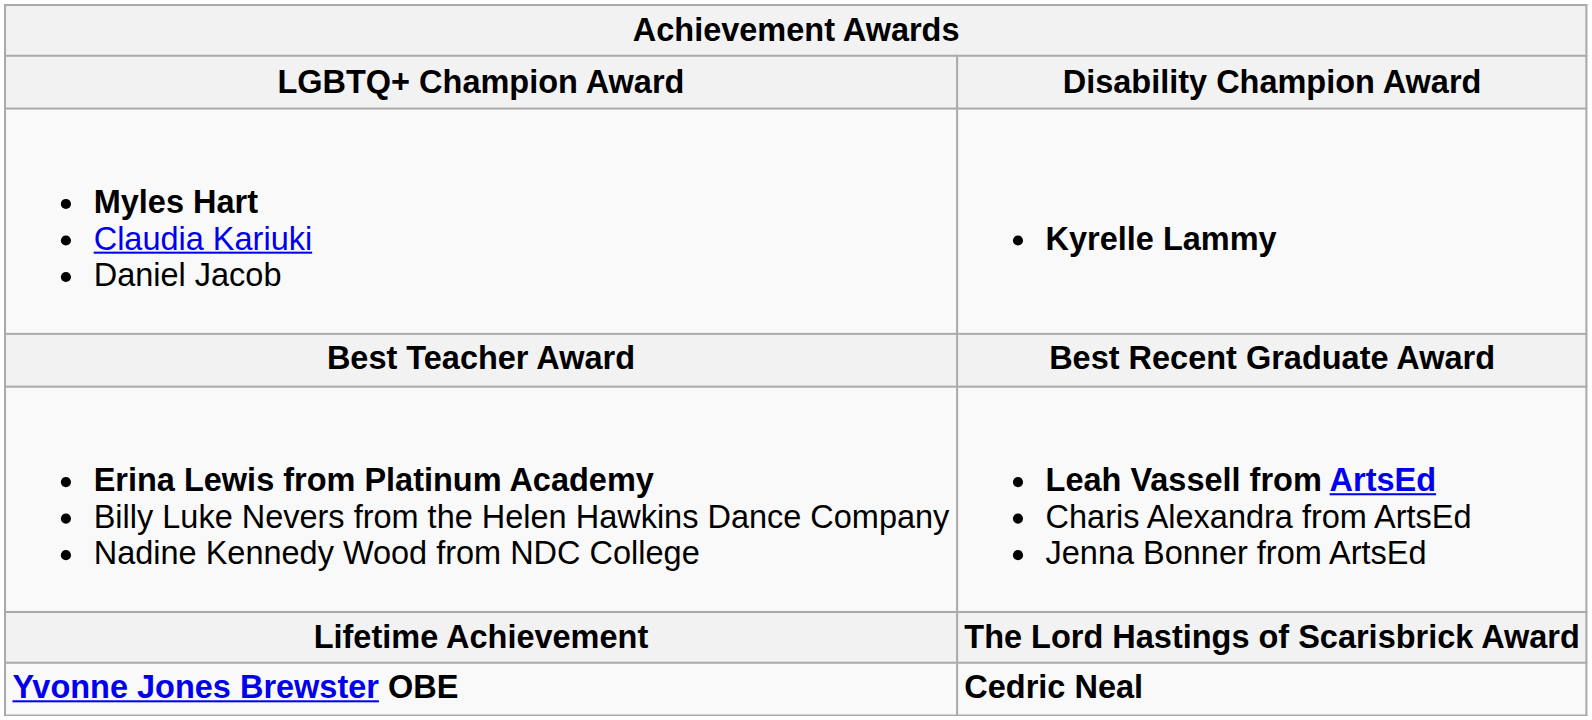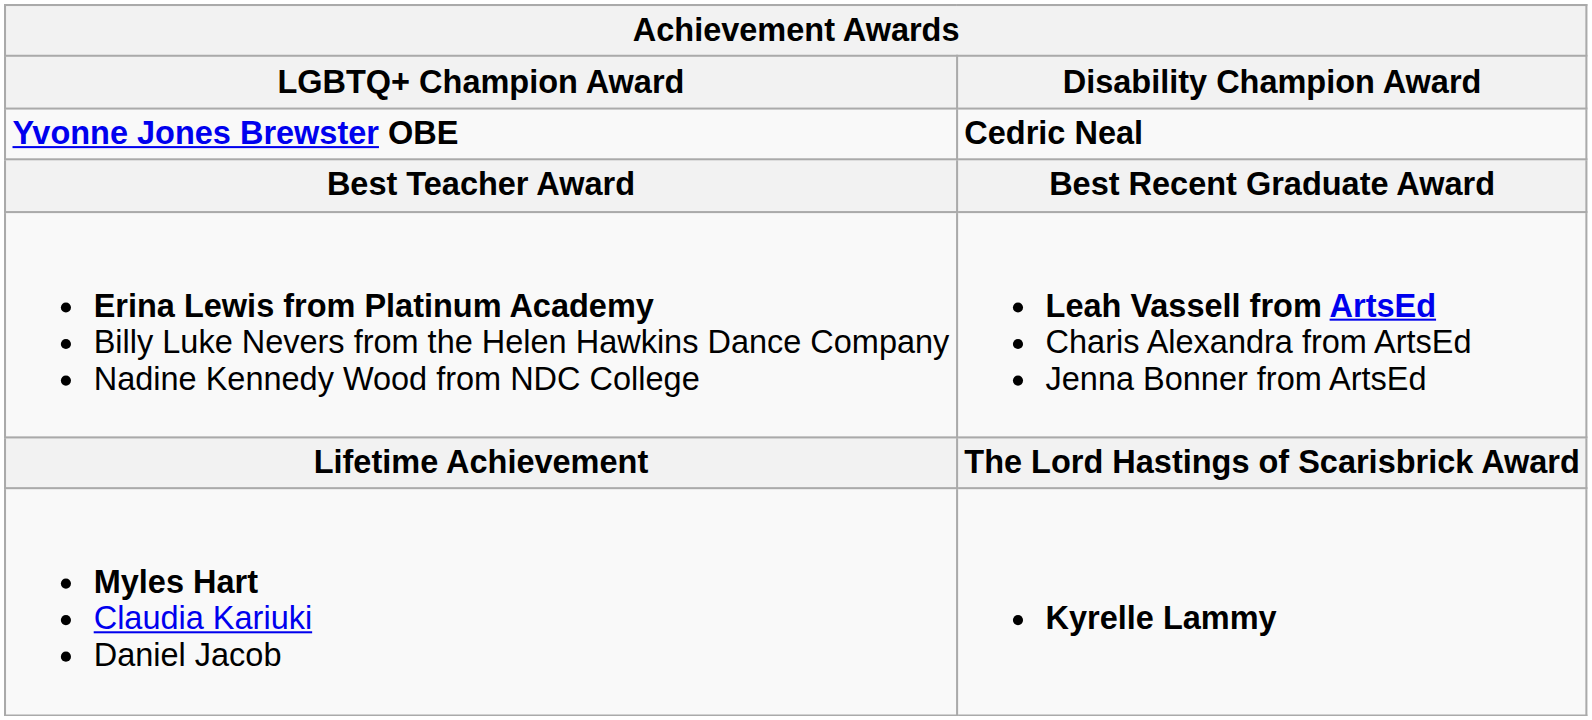rows swapped: (481, 239) <-> (235, 688)
